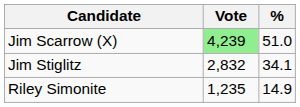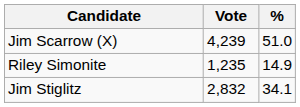(226, 41) lightgreen background -> (226, 41) no background
rows swapped: (45, 65) <-> (57, 89)
